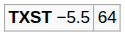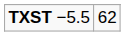(107, 17) 64 -> (107, 17) 62
